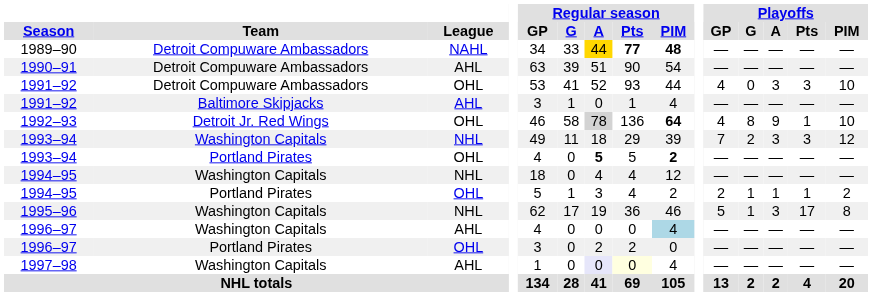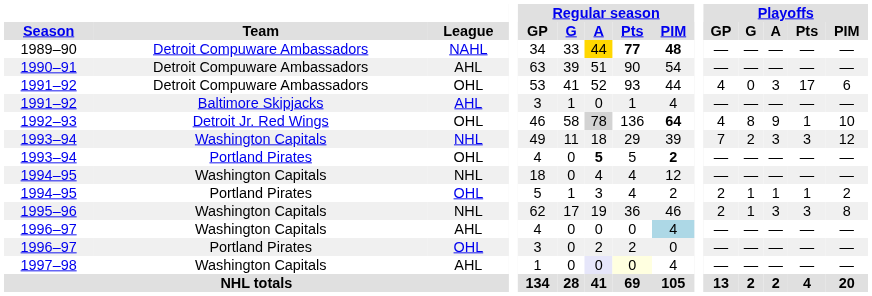(807, 85) 3 -> (807, 85) 17
(847, 85) 10 -> (847, 85) 6
(721, 211) 5 -> (721, 211) 2
(807, 211) 17 -> (807, 211) 3
